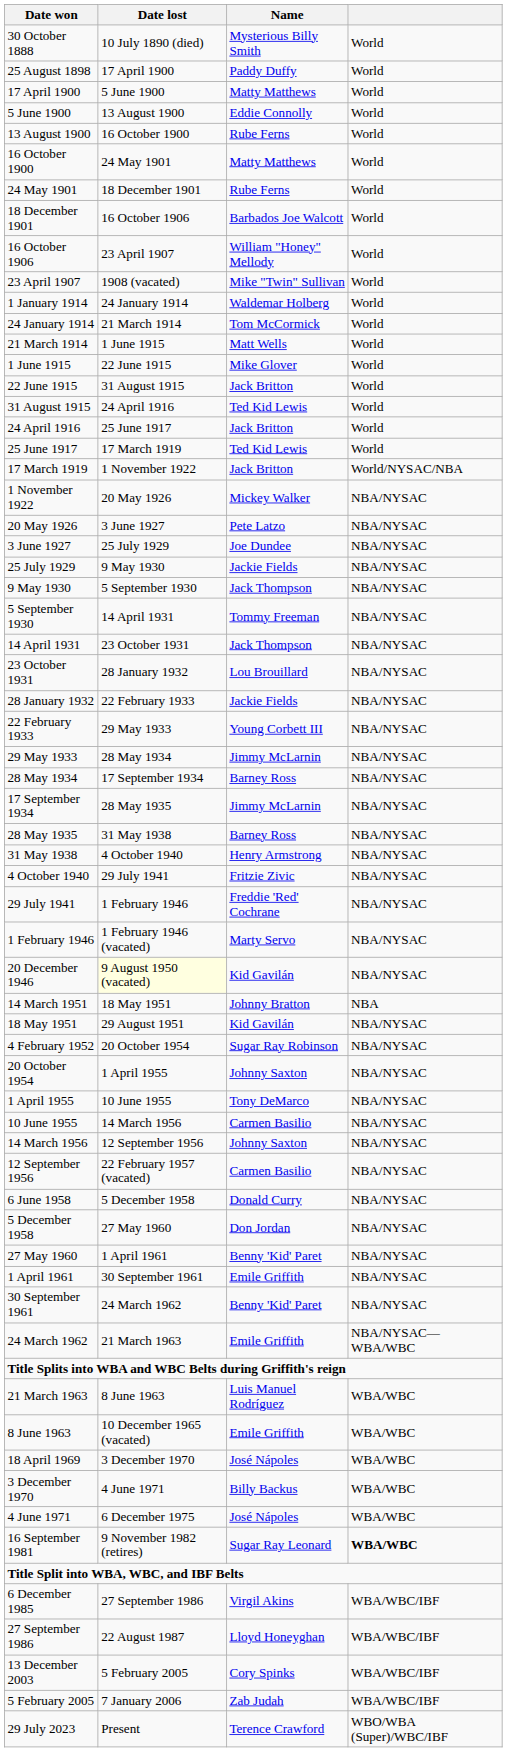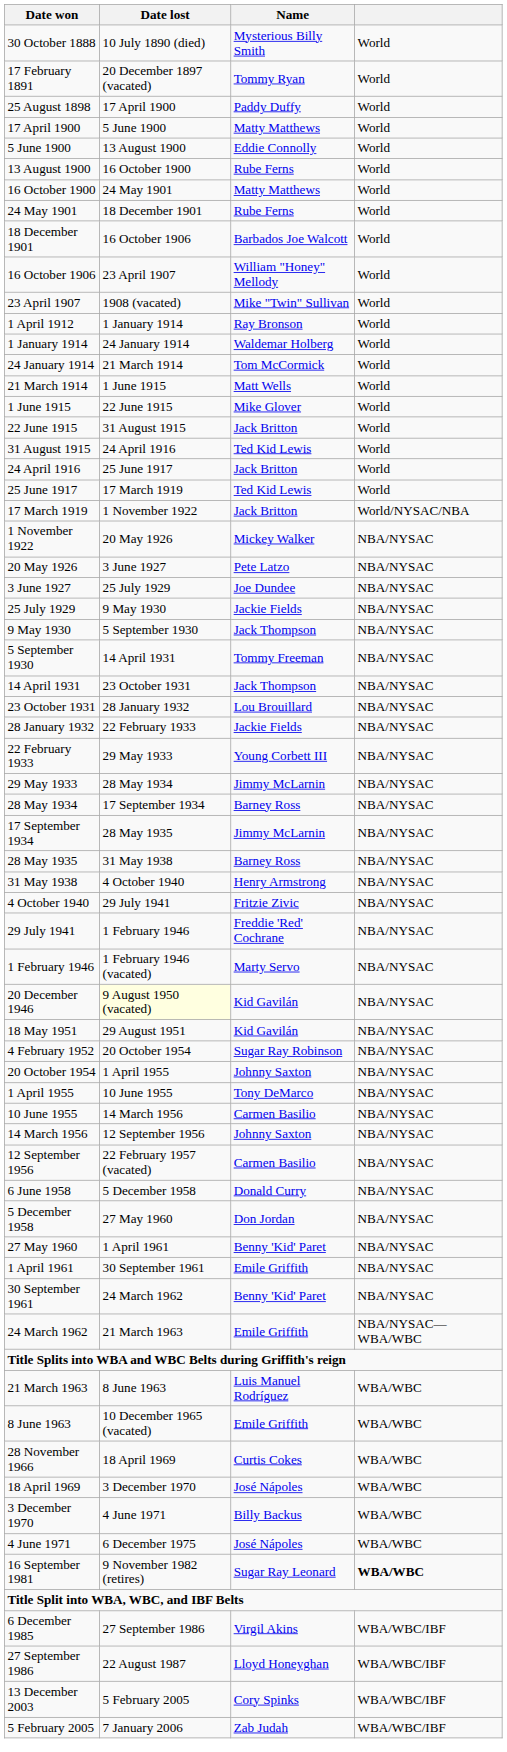+ row: (39, 78)
+ row: (41, 323)
- row: (48, 1003)
+ row: (43, 1459)
- row: (41, 1729)
